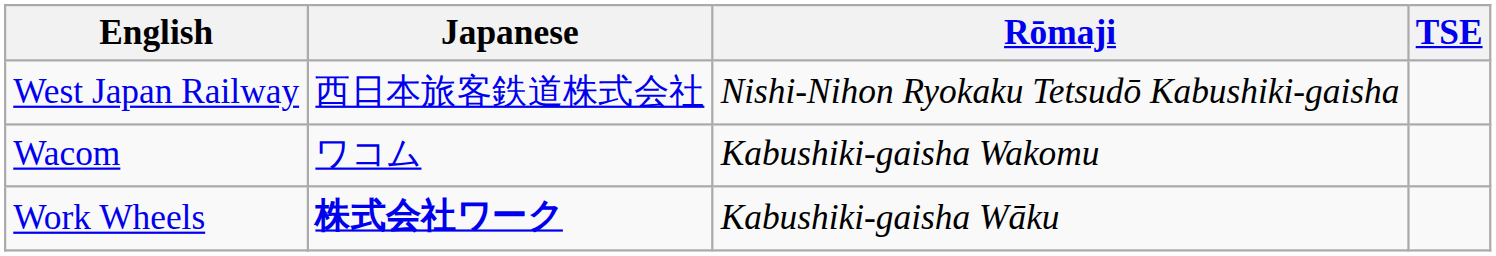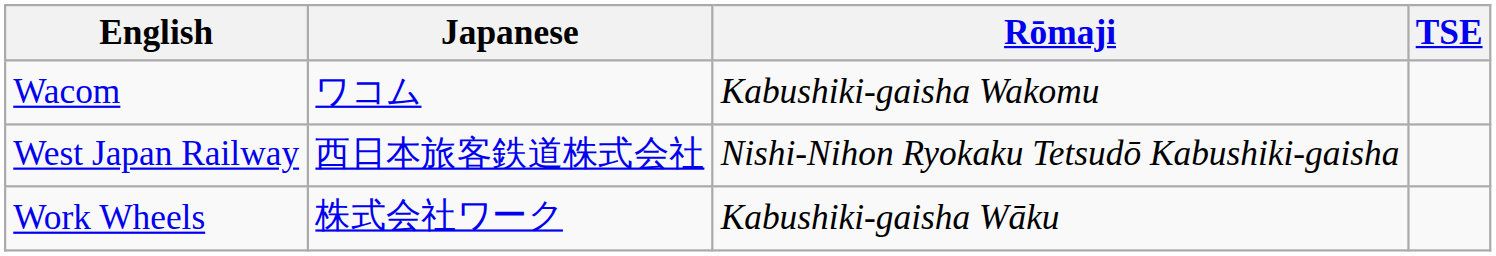rows swapped: (67, 154) <-> (156, 91)
(439, 216) bold -> (439, 216) normal
